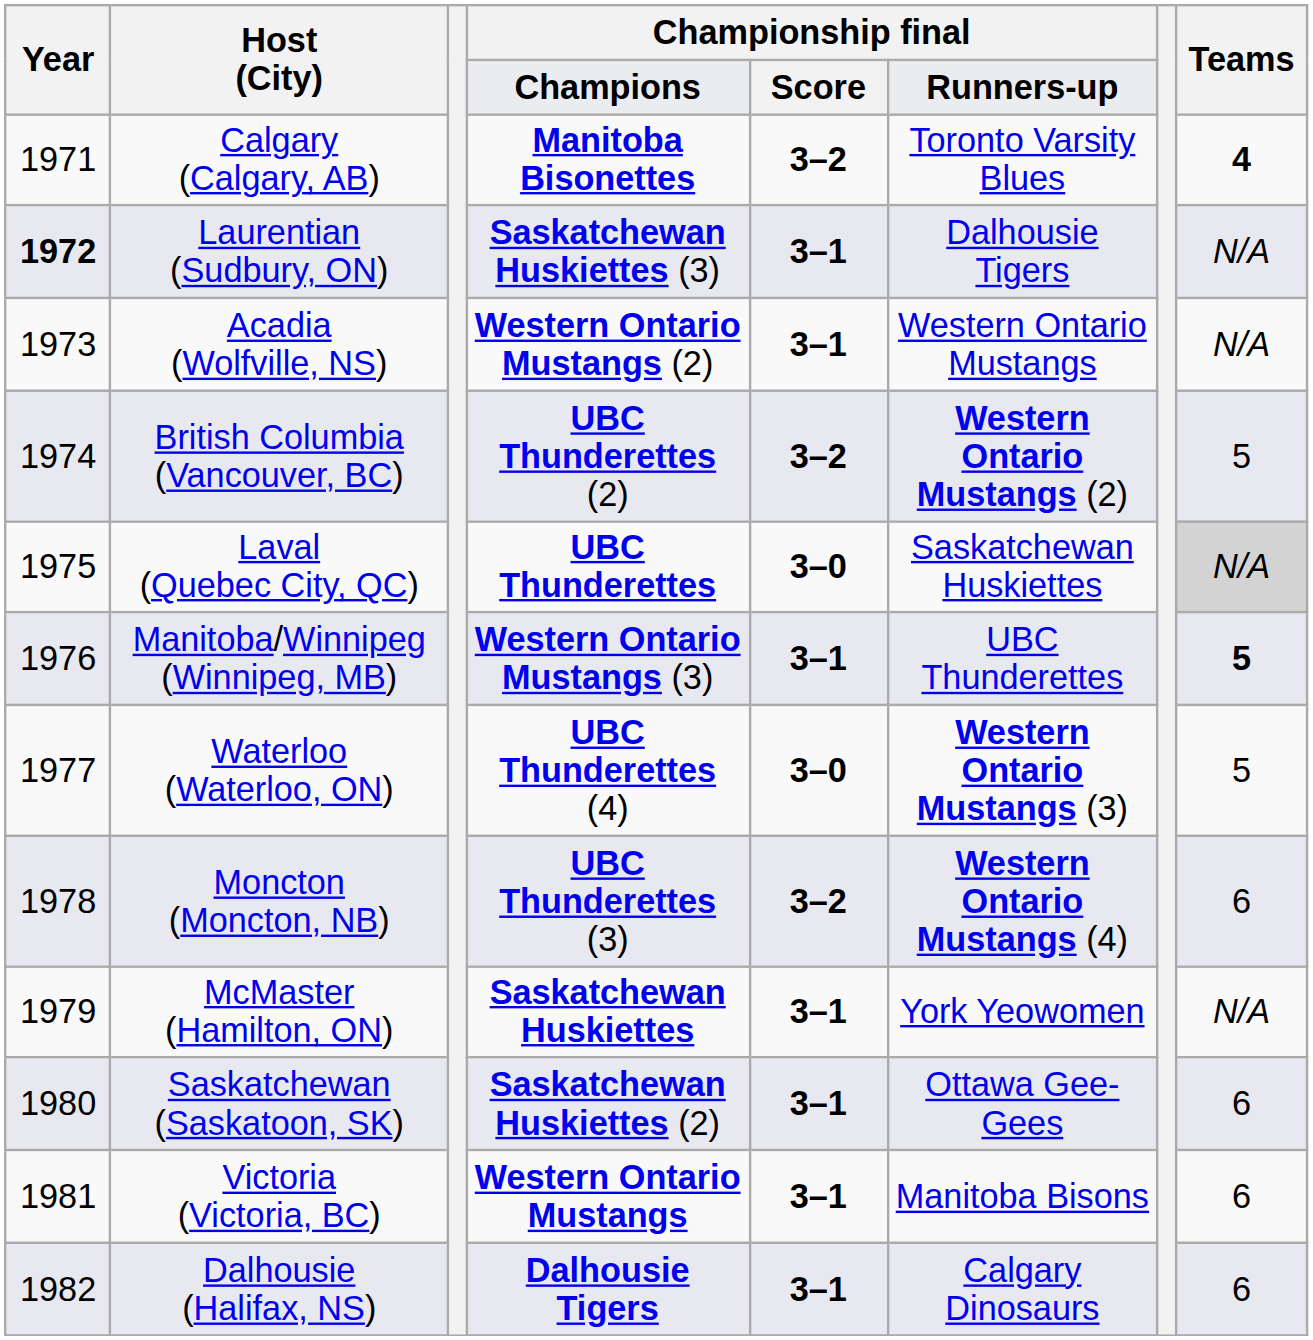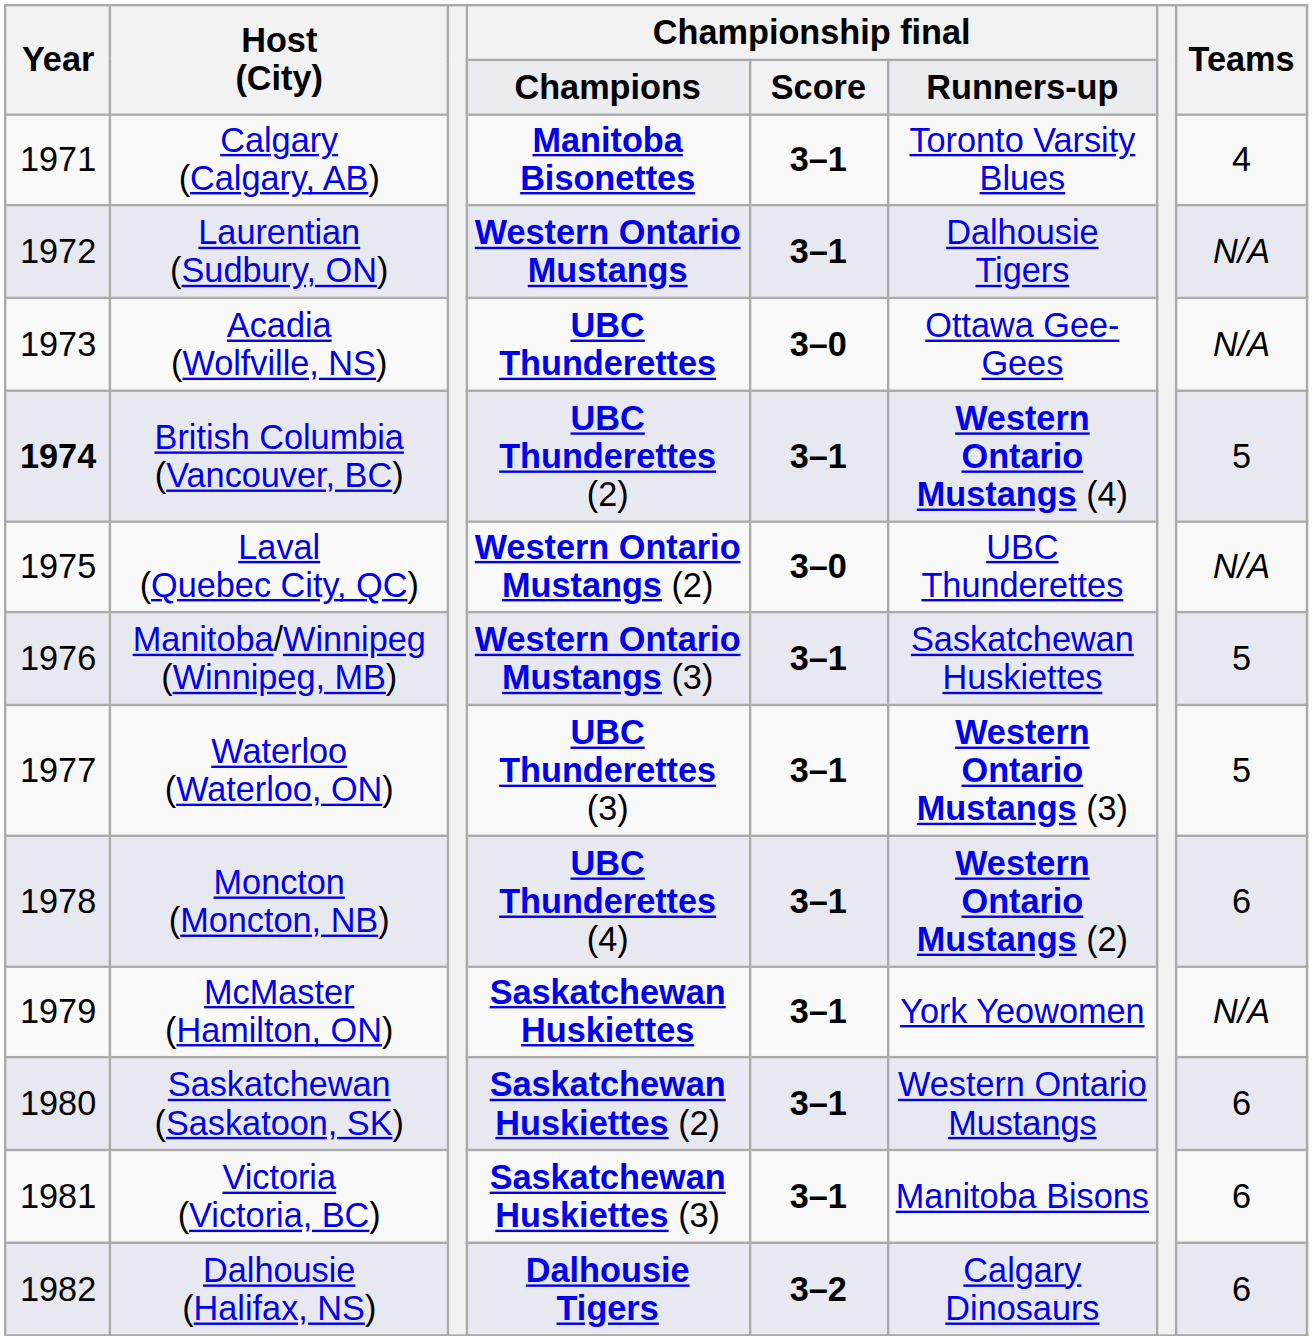(818, 160) 3–2 -> (818, 160) 3–1
(1242, 160) bold -> (1242, 160) normal
(58, 252) bold -> (58, 252) normal
(608, 252) Saskatchewan Huskiettes (3) -> (608, 252) Western Ontario Mustangs
(608, 344) Western Ontario Mustangs (2) -> (608, 344) UBC Thunderettes
(818, 344) 3–1 -> (818, 344) 3–0
(1022, 344) Western Ontario Mustangs -> (1022, 344) Ottawa Gee-Gees
(58, 456) normal -> (58, 456) bold
(818, 456) 3–2 -> (818, 456) 3–1
(1022, 456) Western Ontario Mustangs (2) -> (1022, 456) Western Ontario Mustangs (4)
(608, 567) UBC Thunderettes -> (608, 567) Western Ontario Mustangs (2)
(1022, 567) Saskatchewan Huskiettes -> (1022, 567) UBC Thunderettes
(1242, 567) lightgrey background -> (1242, 567) no background
(1022, 659) UBC Thunderettes -> (1022, 659) Saskatchewan Huskiettes
(1242, 659) bold -> (1242, 659) normal
(608, 770) UBC Thunderettes (4) -> (608, 770) UBC Thunderettes (3)
(818, 770) 3–0 -> (818, 770) 3–1
(608, 901) UBC Thunderettes (3) -> (608, 901) UBC Thunderettes (4)
(818, 901) 3–2 -> (818, 901) 3–1
(1022, 901) Western Ontario Mustangs (4) -> (1022, 901) Western Ontario Mustangs (2)
(1022, 1104) Ottawa Gee-Gees -> (1022, 1104) Western Ontario Mustangs
(608, 1196) Western Ontario Mustangs -> (608, 1196) Saskatchewan Huskiettes (3)
(818, 1289) 3–1 -> (818, 1289) 3–2
